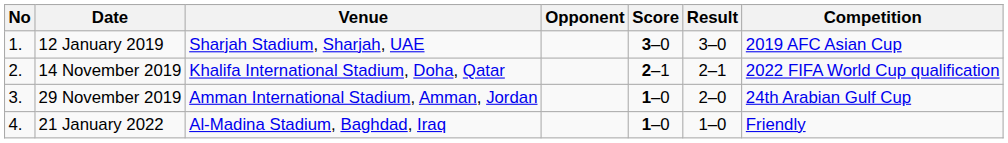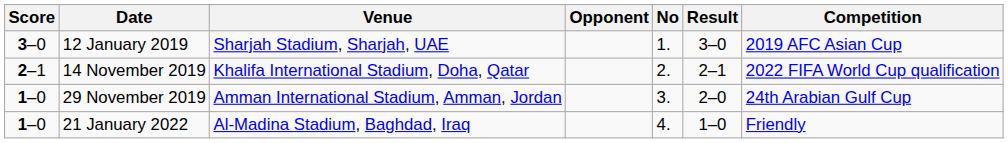columns swapped: (20, 17) <-> (656, 17)
